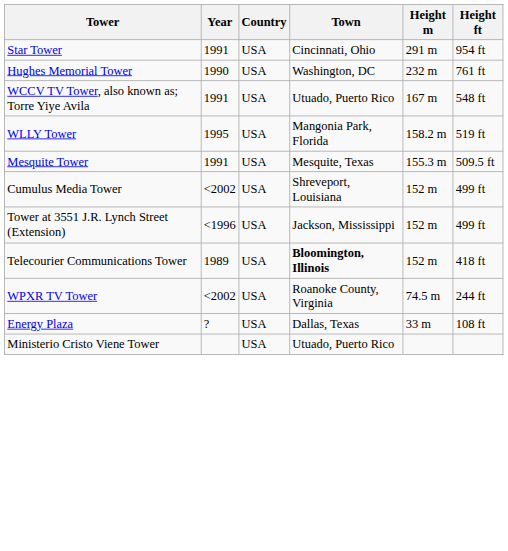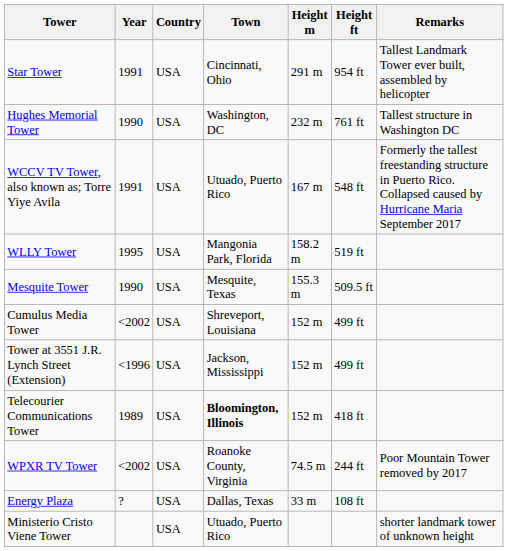+ column: (440, 22)
(216, 161) 1991 -> (131, 287) 1990
